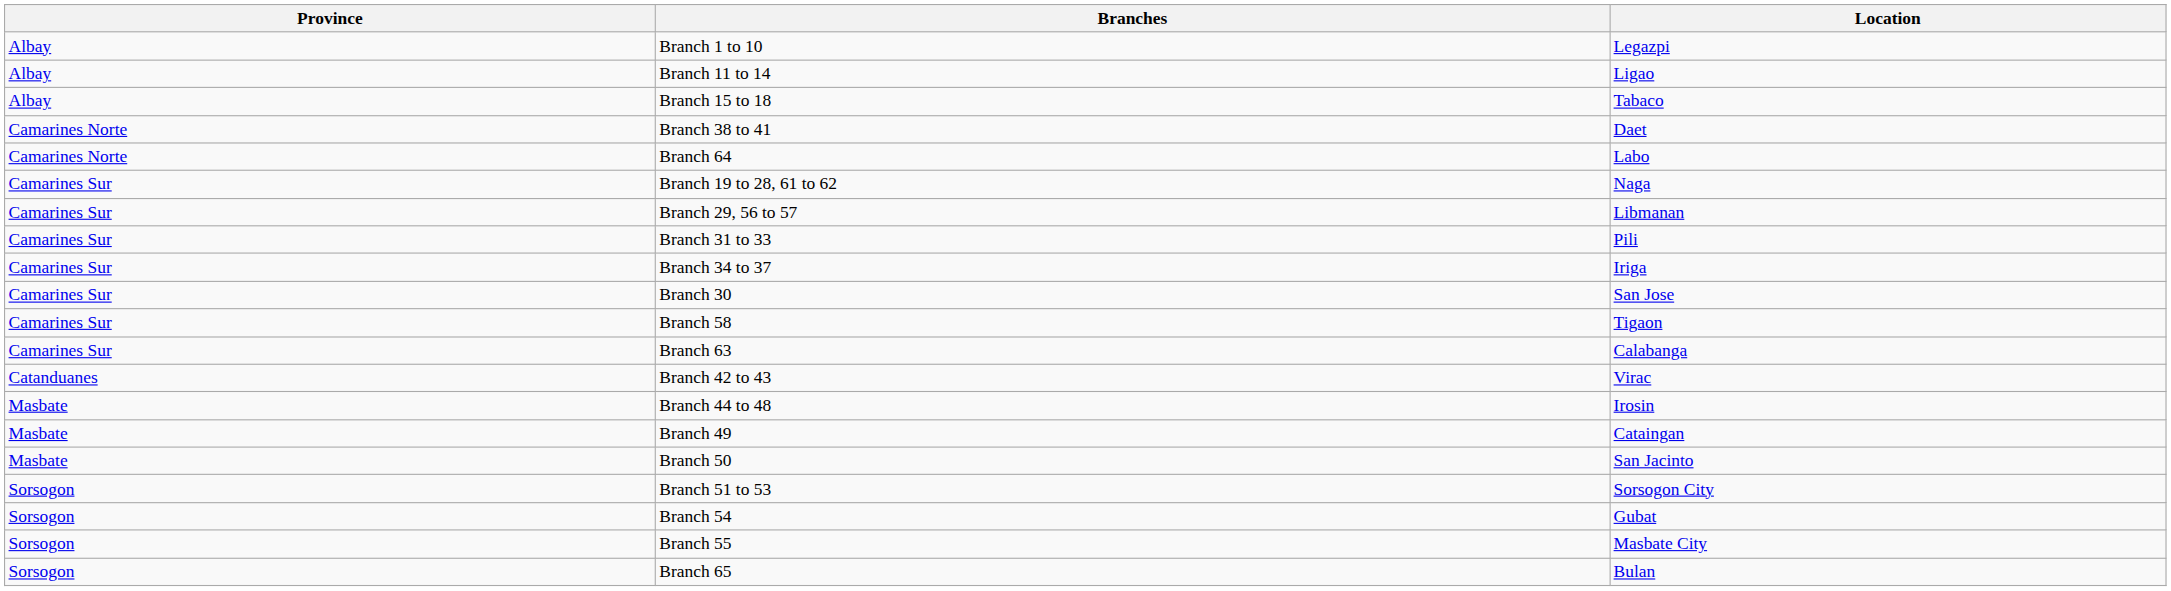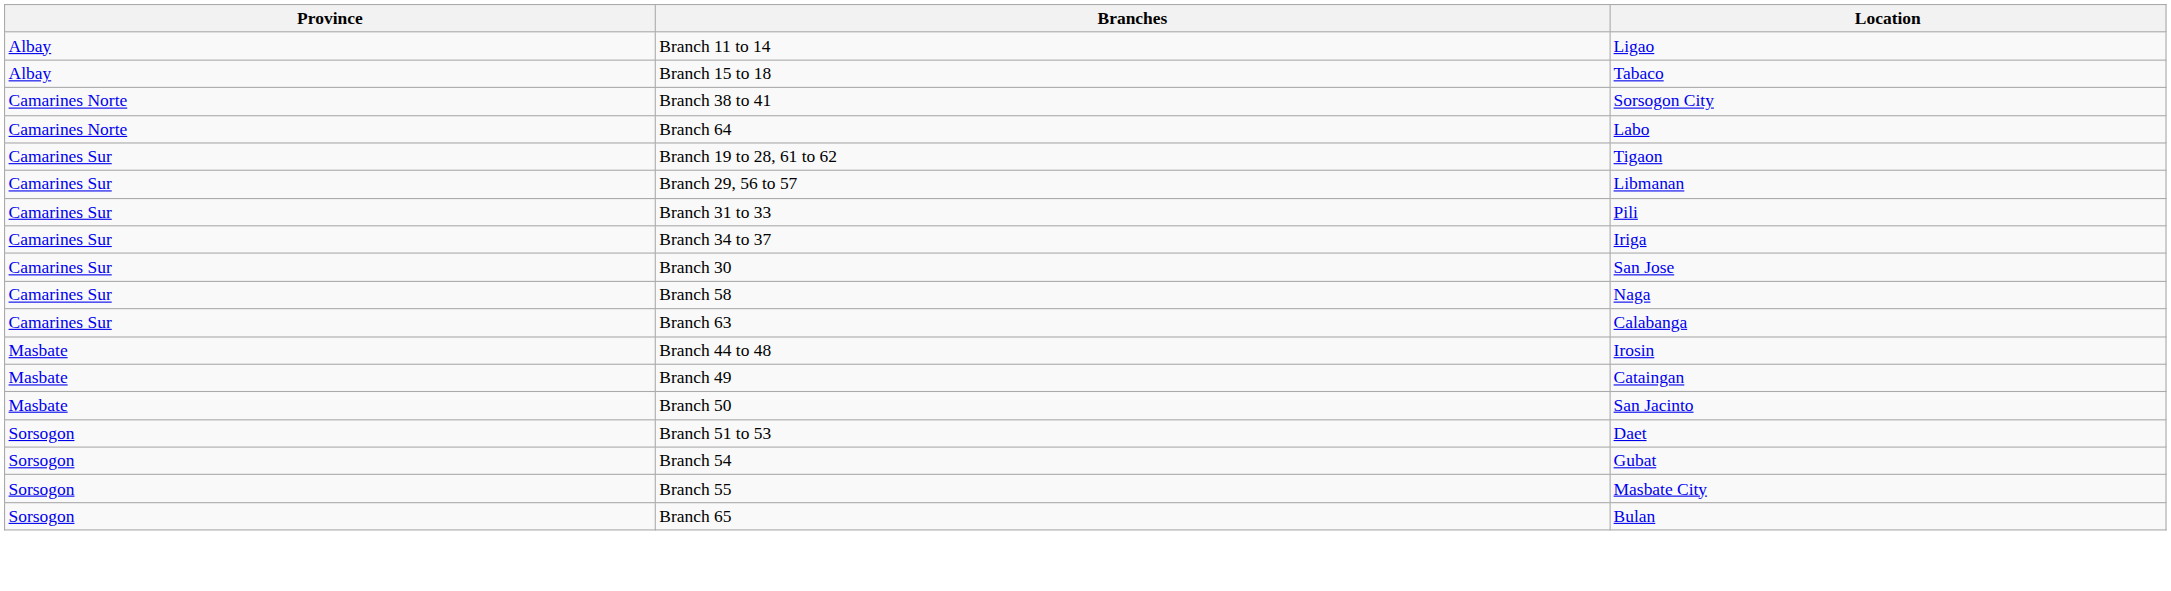- row: (711, 45)
(1630, 128) Daet -> (1664, 101) Sorsogon City
(1632, 184) Naga -> (1638, 156) Tigaon
(1638, 322) Tigaon -> (1632, 294) Naga
- row: (715, 377)
(1664, 488) Sorsogon City -> (1630, 433) Daet
